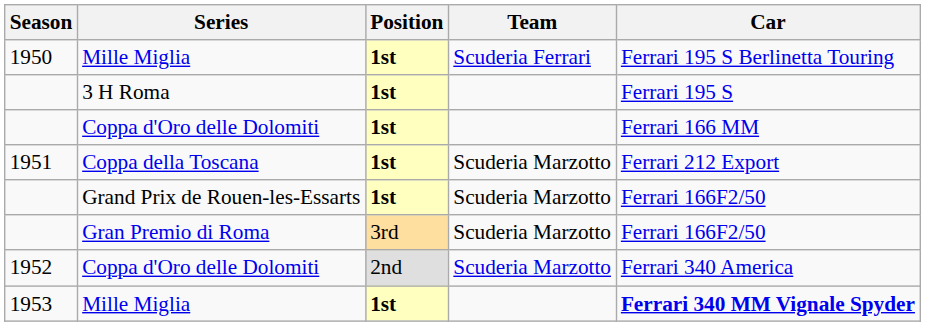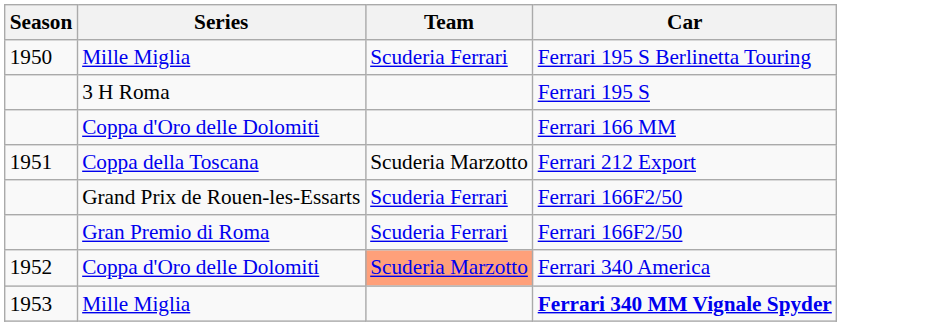- column: (407, 22)
(532, 197) Scuderia Marzotto -> (439, 197) Scuderia Ferrari
(532, 232) Scuderia Marzotto -> (439, 232) Scuderia Ferrari
(532, 267) no background -> (449, 267) lightsalmon background
